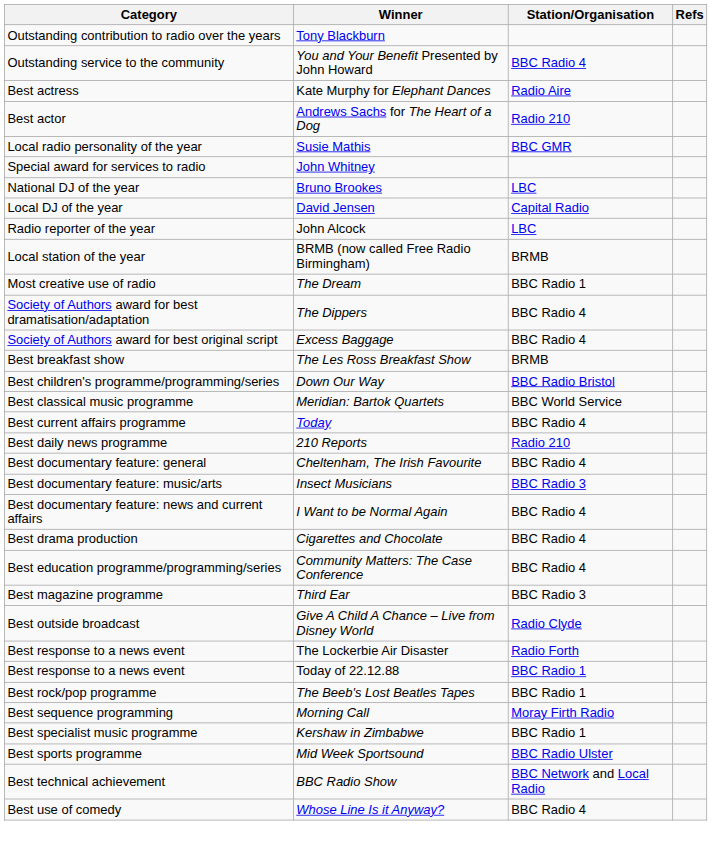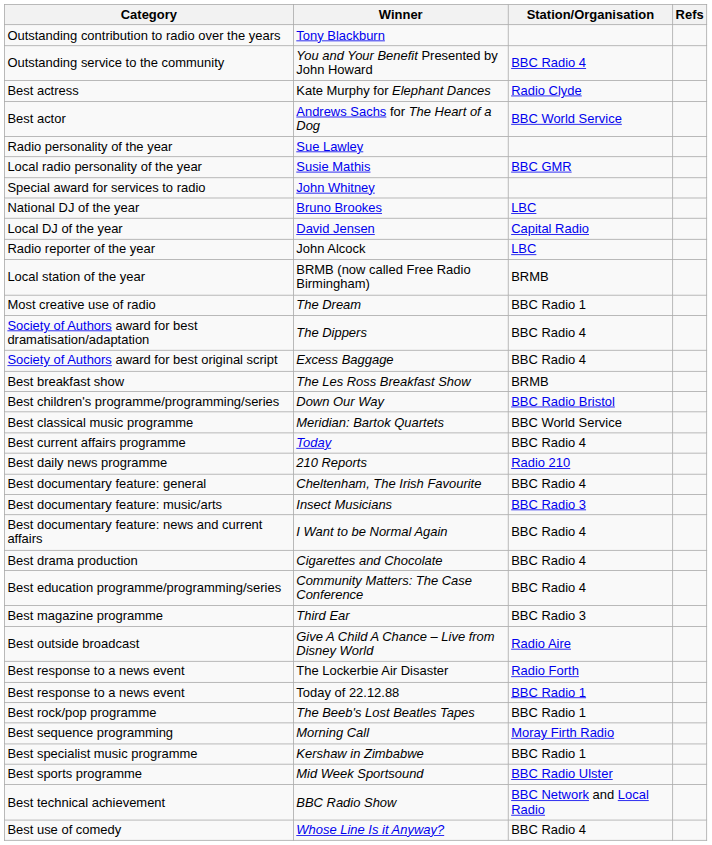(541, 91) Radio Aire -> (546, 91) Radio Clyde
(541, 118) Radio 210 -> (567, 118) BBC World Service
+ row: (330, 146)
(546, 623) Radio Clyde -> (541, 643) Radio Aire
